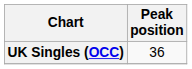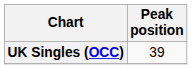(157, 52) 36 -> (157, 52) 39
